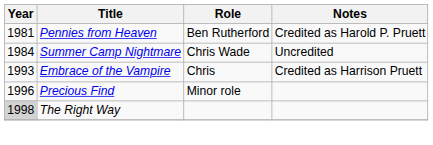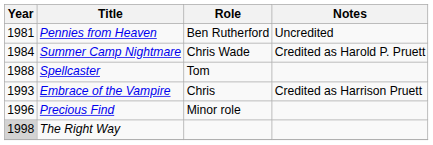(350, 33) Credited as Harold P. Pruett -> (304, 33) Uncredited
(304, 52) Uncredited -> (350, 52) Credited as Harold P. Pruett
+ row: (70, 71)
